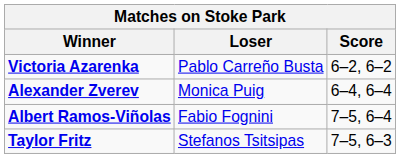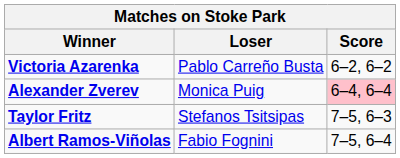(361, 91) no background -> (361, 91) pink background
rows swapped: (89, 116) <-> (50, 141)
